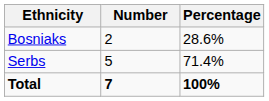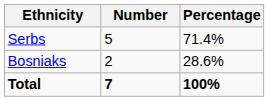rows swapped: (27, 61) <-> (37, 38)
